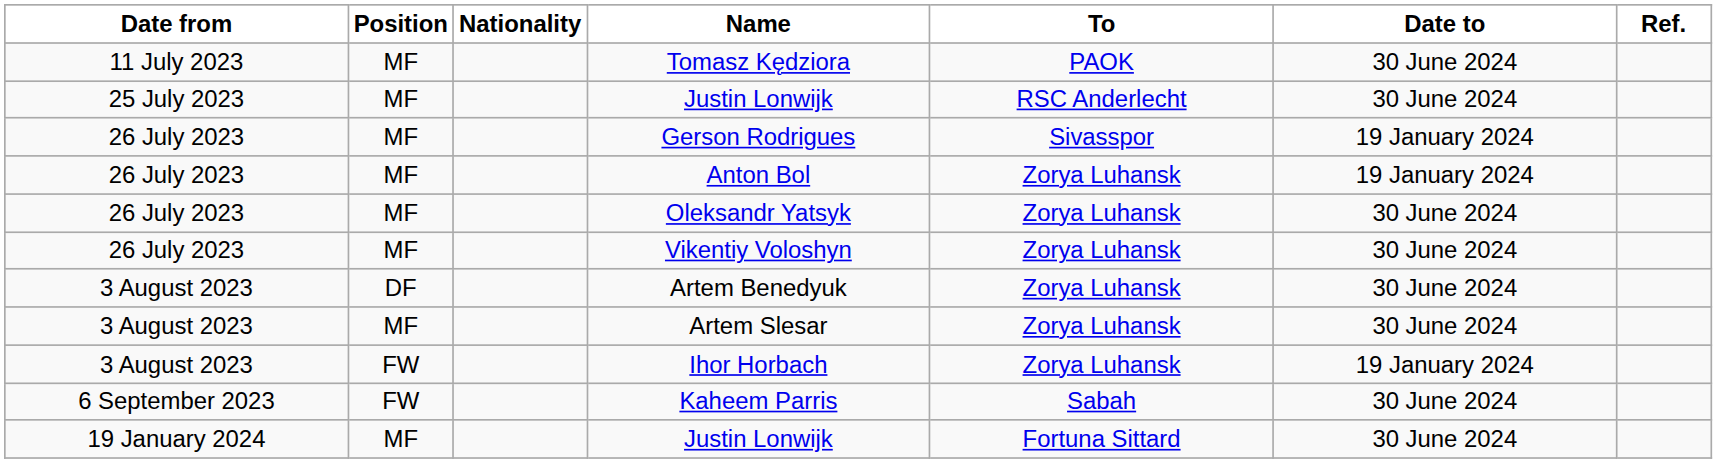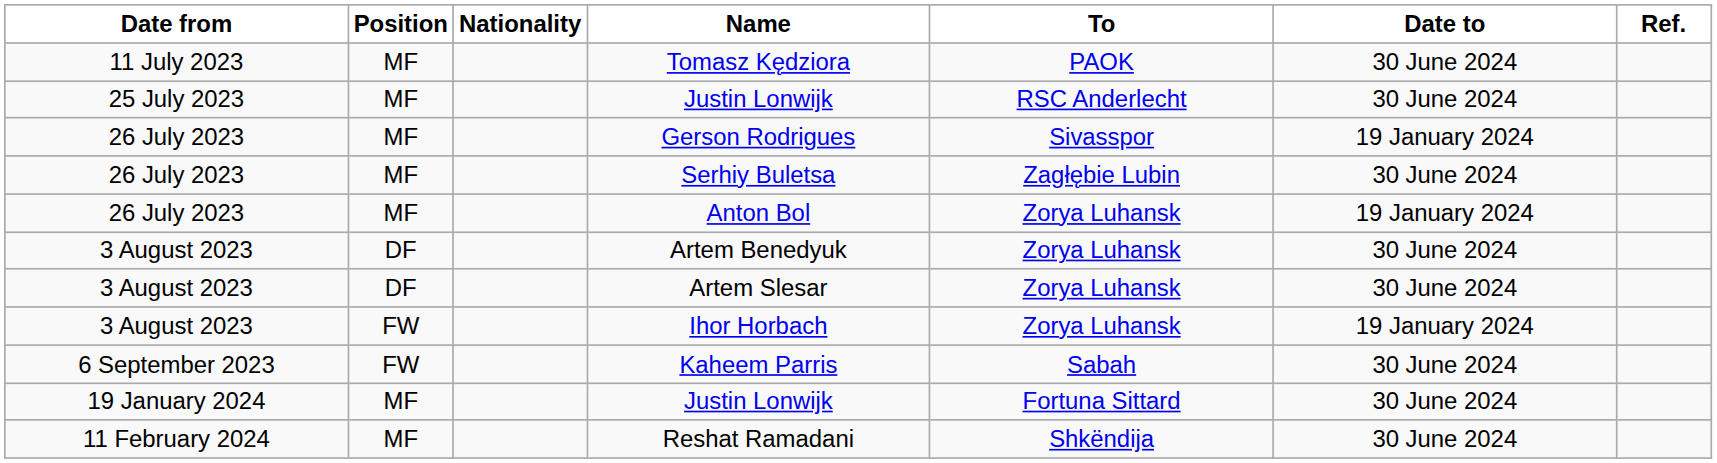+ row: (176, 175)
- row: (176, 213)
- row: (176, 251)
(401, 326) MF -> (401, 288) DF
+ row: (176, 440)
